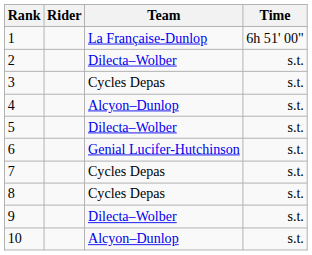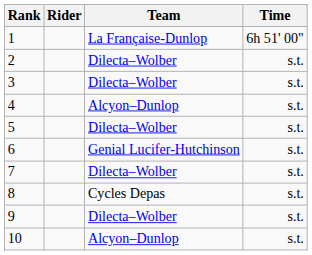(126, 82) Cycles Depas -> (132, 82) Dilecta–Wolber
(126, 171) Cycles Depas -> (132, 171) Dilecta–Wolber
